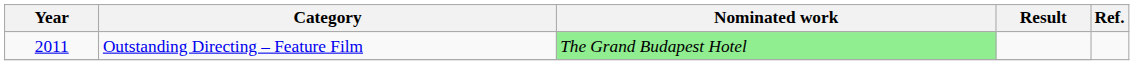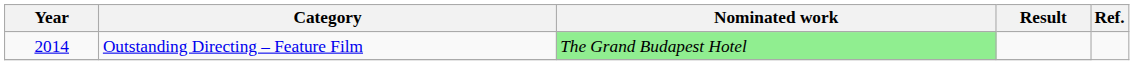(52, 45) 2011 -> (52, 45) 2014
